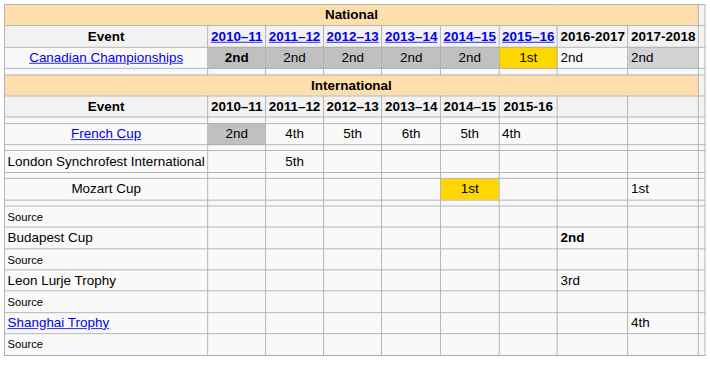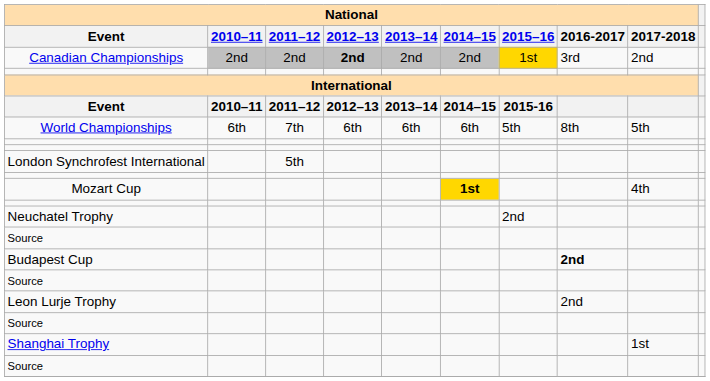(237, 57) bold -> (237, 57) normal
(353, 57) normal -> (353, 57) bold
(572, 57) 2nd -> (570, 57) 3rd
(642, 57) lightgrey background -> (642, 57) no background
+ row: (106, 127)
- row: (106, 134)
(470, 189) normal -> (470, 189) bold
(640, 189) 1st -> (640, 189) 4th
+ row: (60, 216)
(570, 280) 3rd -> (572, 301) 2nd
(640, 323) 4th -> (640, 344) 1st
